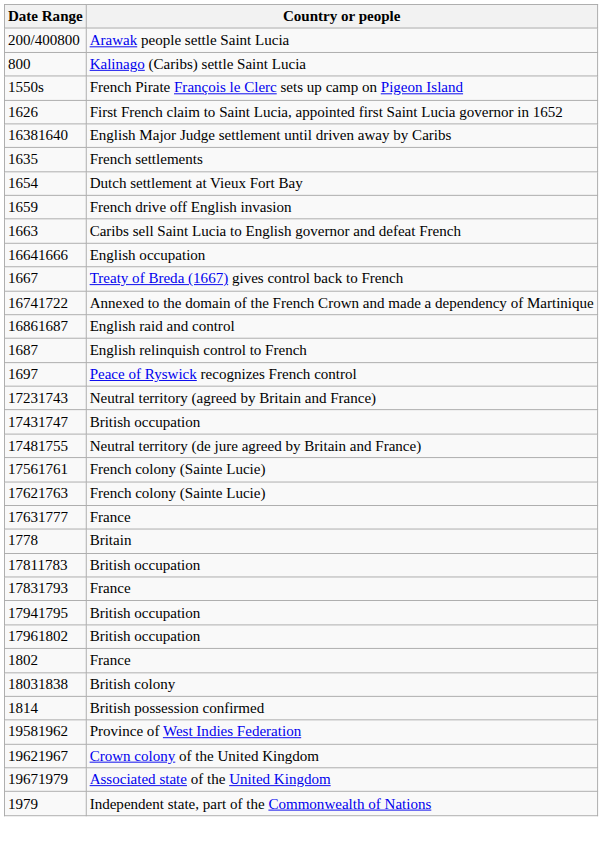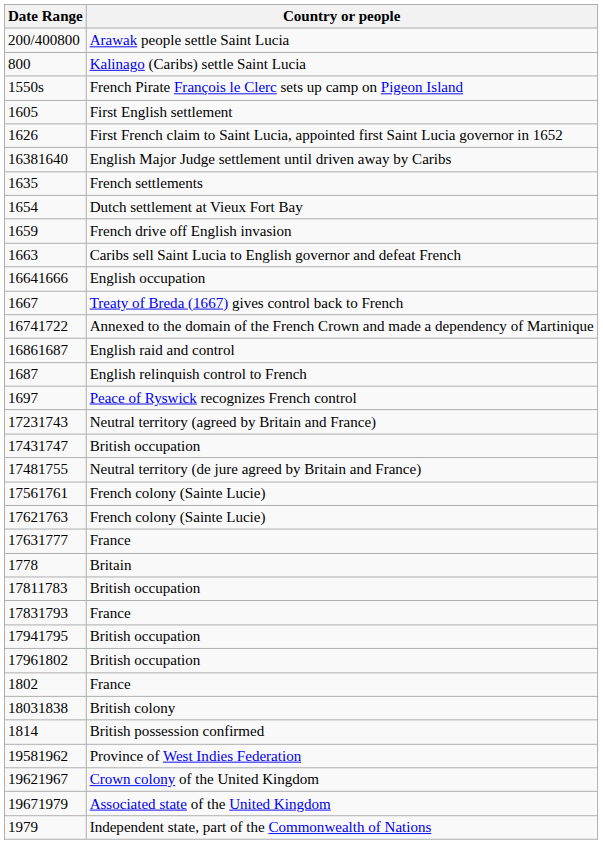+ row: (23, 111)
